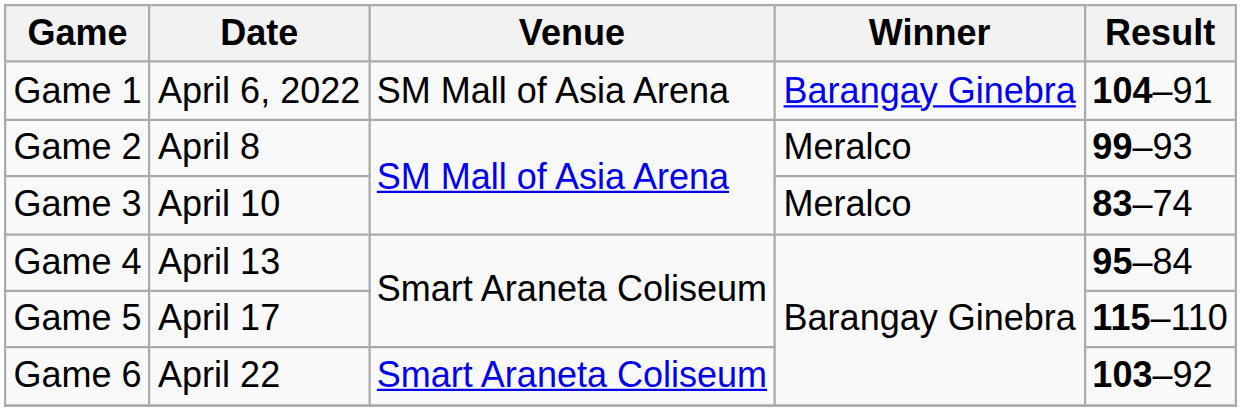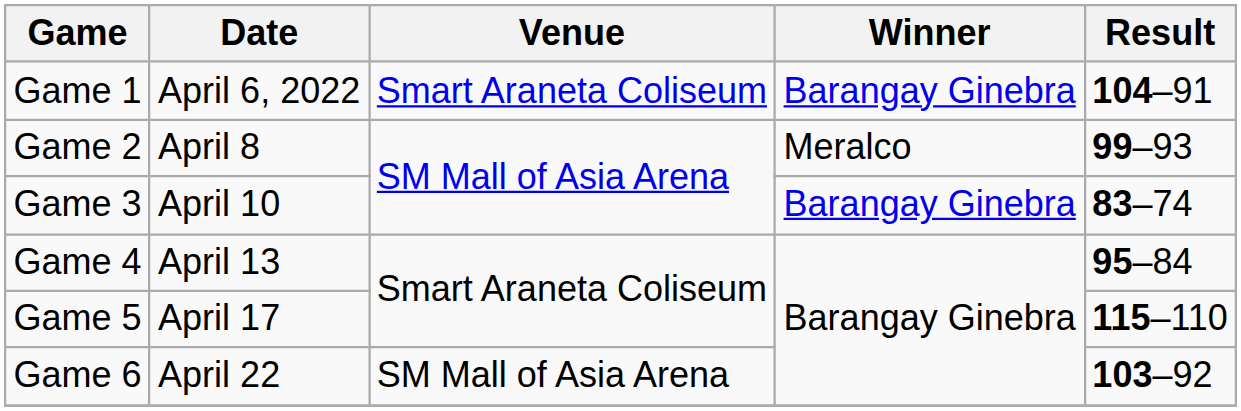(553, 90) SM Mall of Asia Arena -> (572, 90) Smart Araneta Coliseum
(848, 204) Meralco -> (930, 204) Barangay Ginebra
(572, 375) Smart Araneta Coliseum -> (553, 375) SM Mall of Asia Arena
